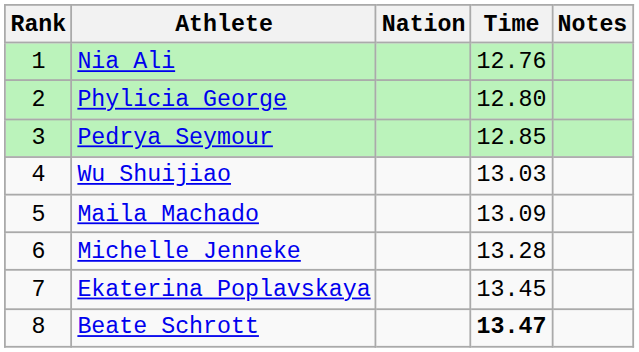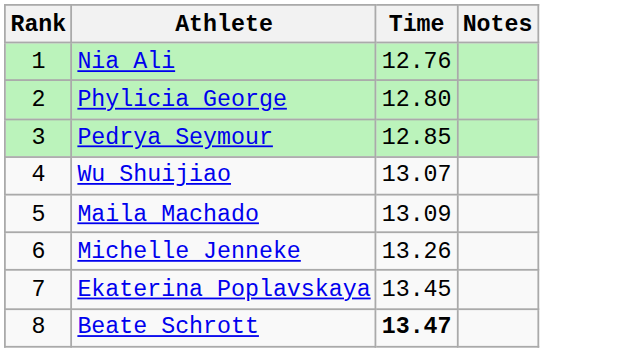- column: (424, 24)
(512, 176) 13.03 -> (417, 176) 13.07
(512, 251) 13.28 -> (417, 251) 13.26
